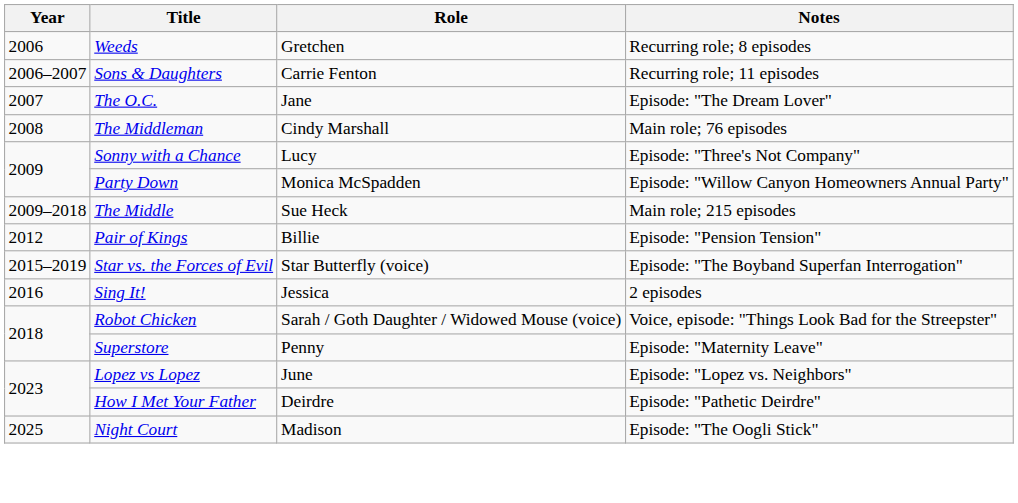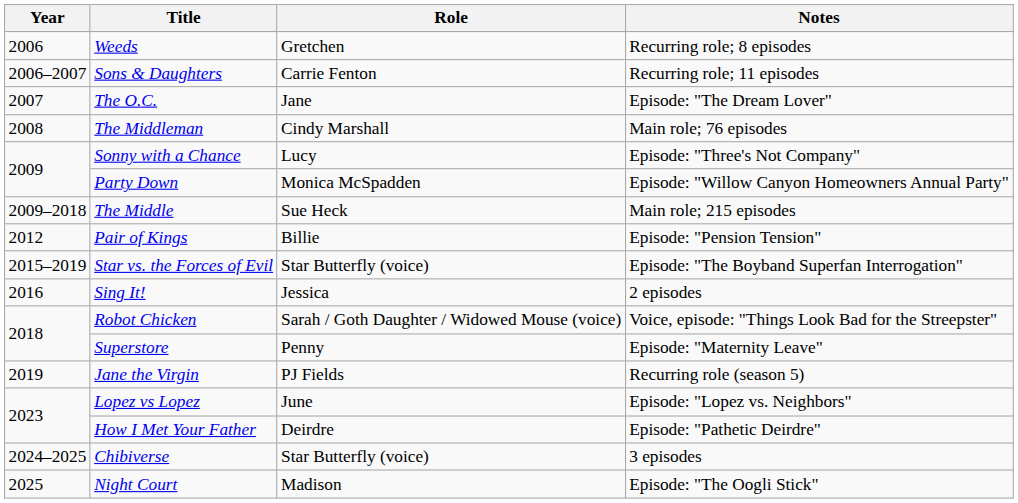+ row: (147, 374)
+ row: (132, 456)
